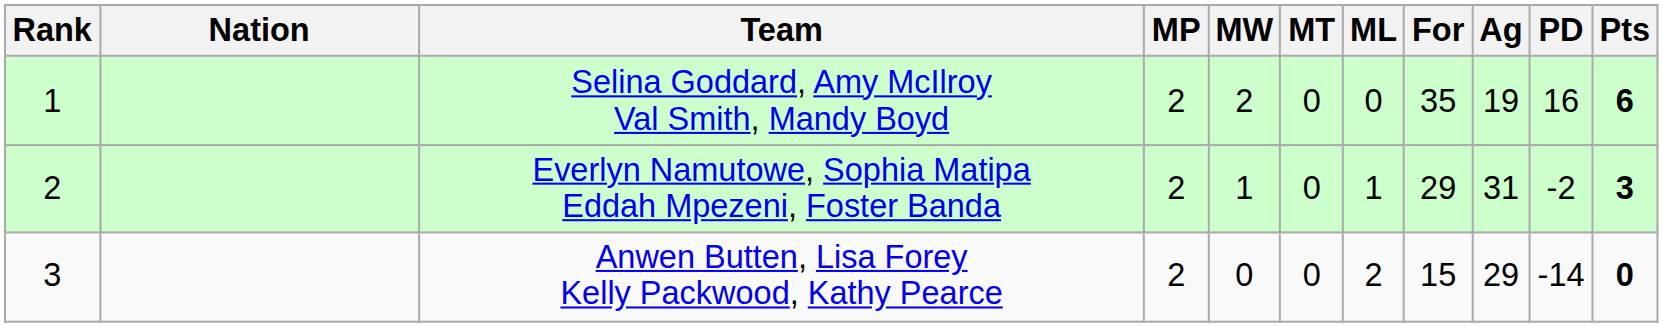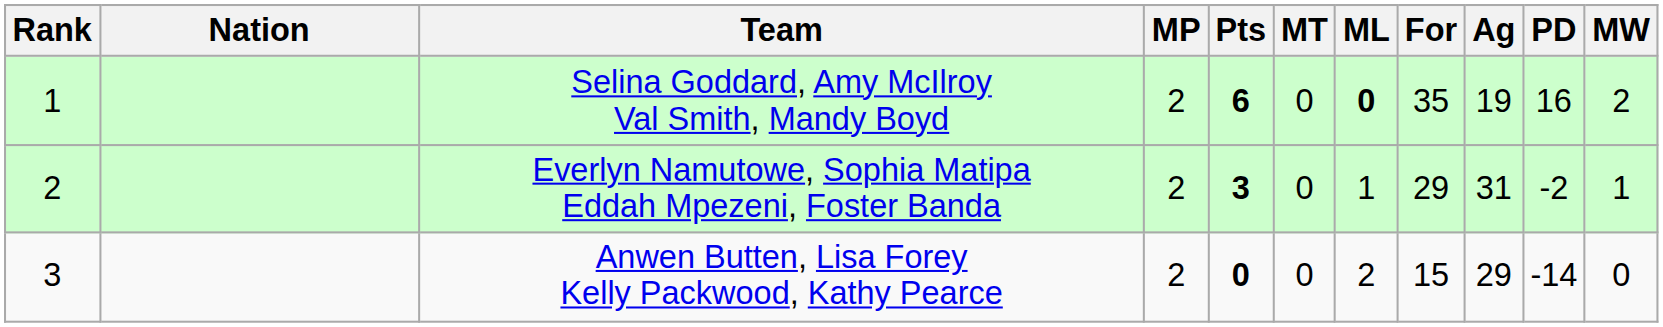columns swapped: (1244, 30) <-> (1625, 30)
(1374, 100) normal -> (1366, 100) bold
